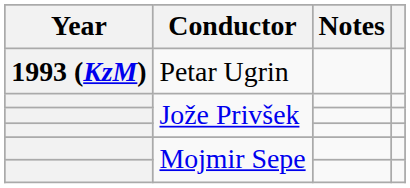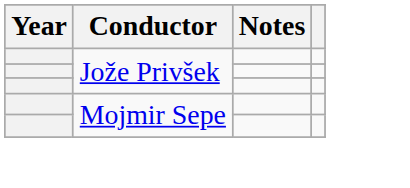- row: (79, 70)
